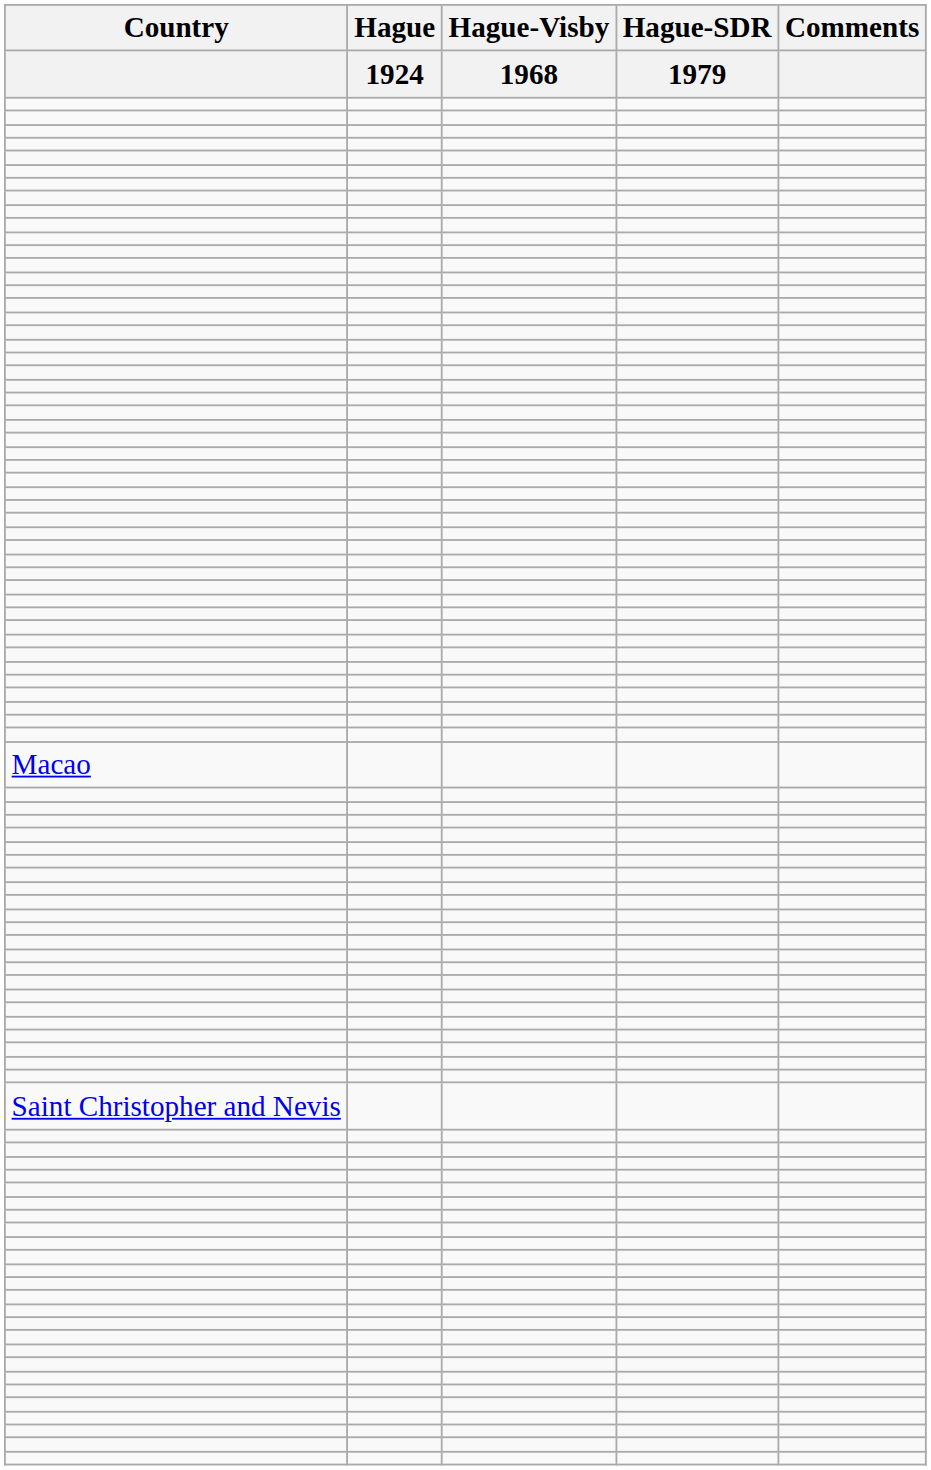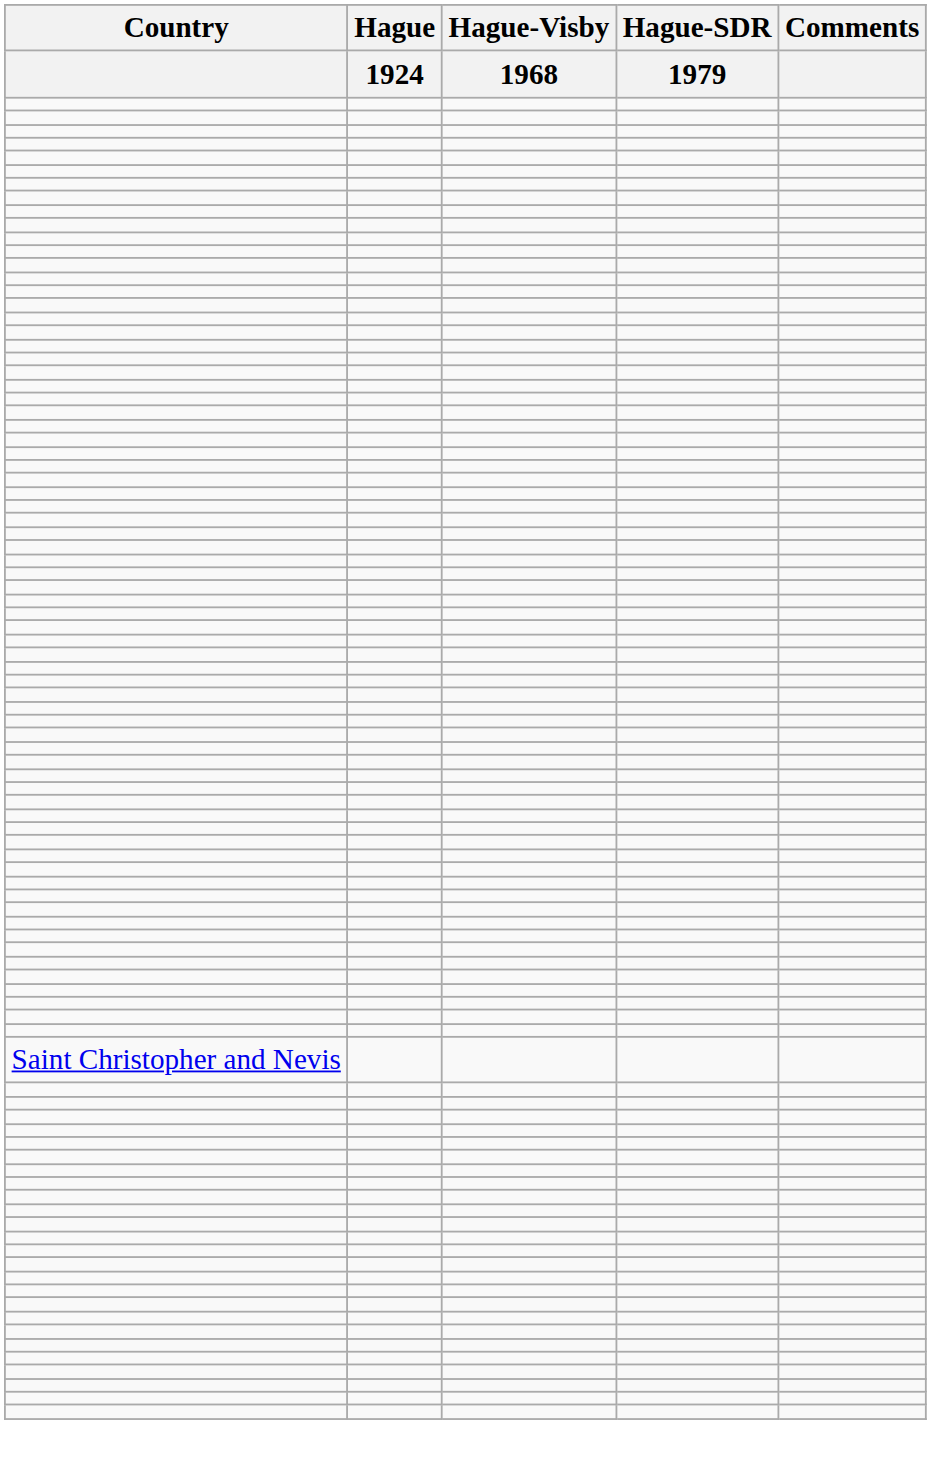- row: (51, 764)
